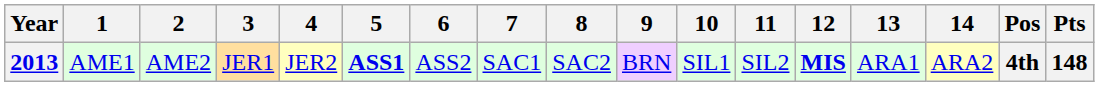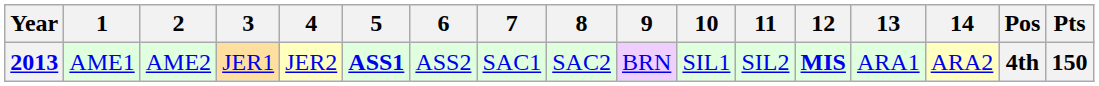(1069, 61) 148 -> (1069, 61) 150
